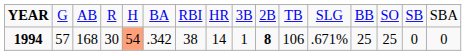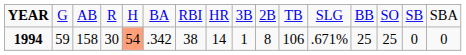(62, 38) 57 -> (62, 38) 59
(87, 38) 168 -> (87, 38) 158
(268, 38) bold -> (268, 38) normal
